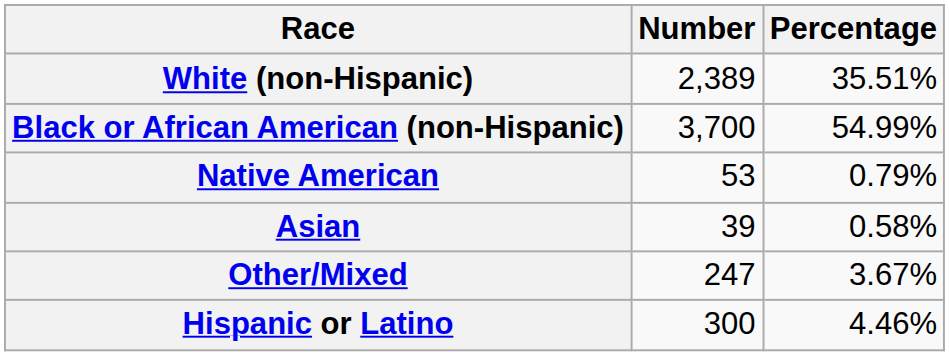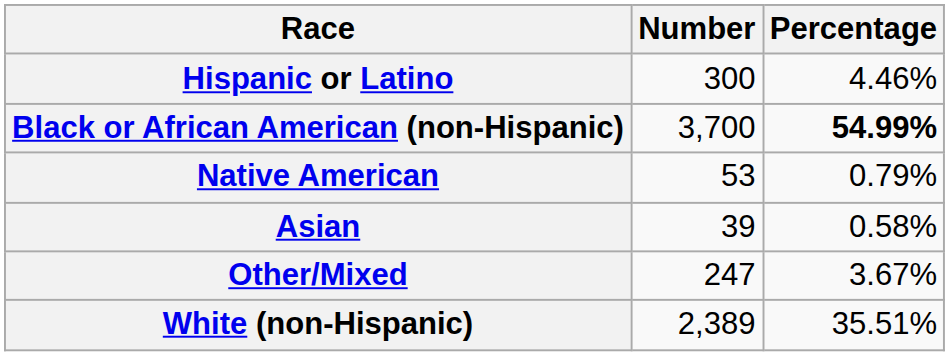rows swapped: (318, 78) <-> (318, 324)
(884, 127) normal -> (884, 127) bold
